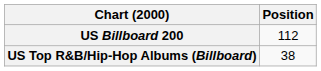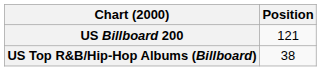(288, 35) 112 -> (288, 35) 121
